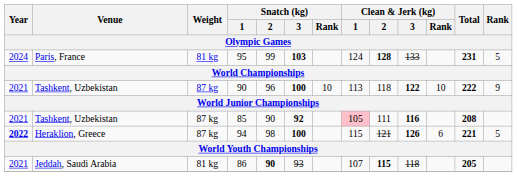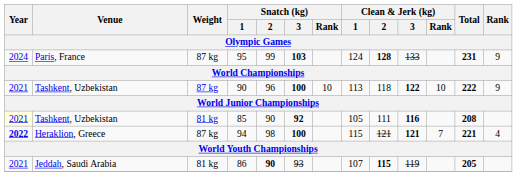(207, 57) 81 kg -> (207, 57) 87 kg
(498, 57) 5 -> (498, 57) 9
(19, 118) no background -> (19, 118) lightyellow background
(207, 118) 87 kg -> (207, 118) 81 kg
(355, 118) pink background -> (355, 118) no background
(412, 133) 126 -> (412, 133) 121
(441, 133) 6 -> (441, 133) 7
(498, 133) 5 -> (498, 133) 4
(412, 164) 118 -> (412, 164) 119
